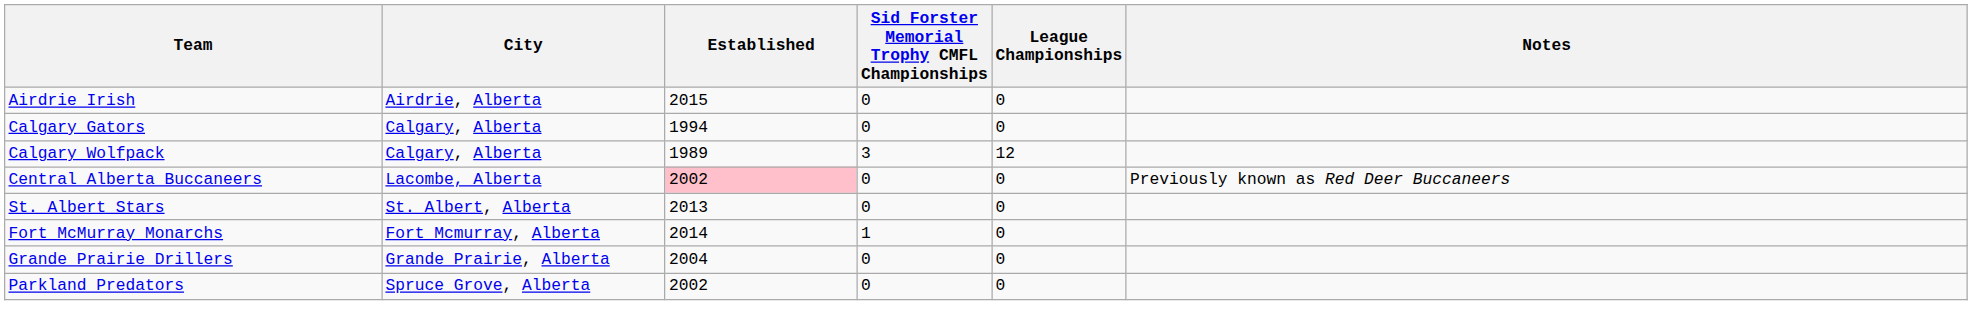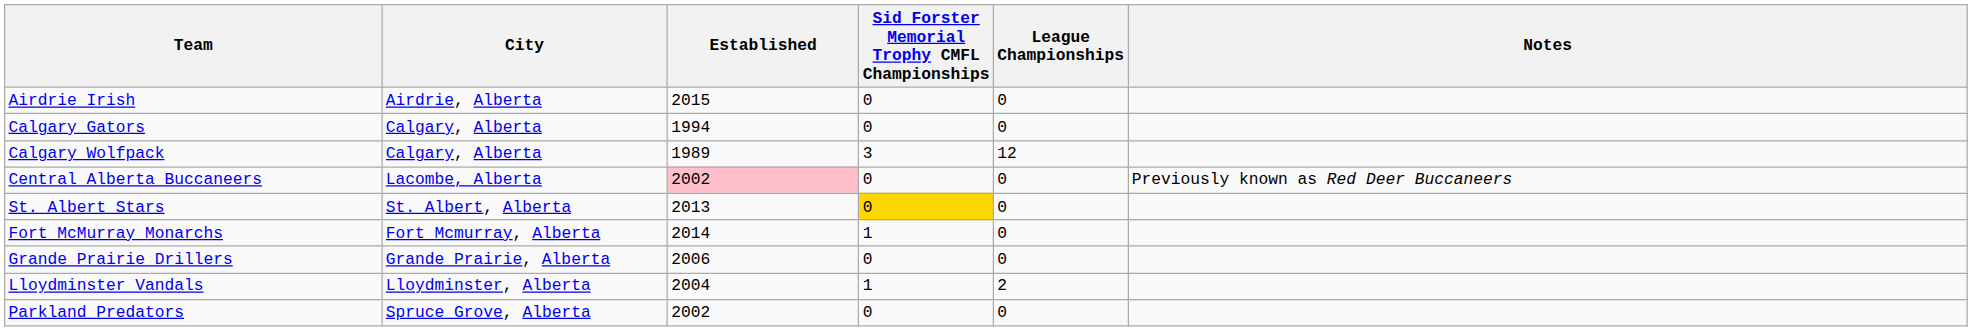(866, 207) no background -> (868, 207) gold background
(689, 260) 2004 -> (691, 260) 2006
+ row: (106, 286)
